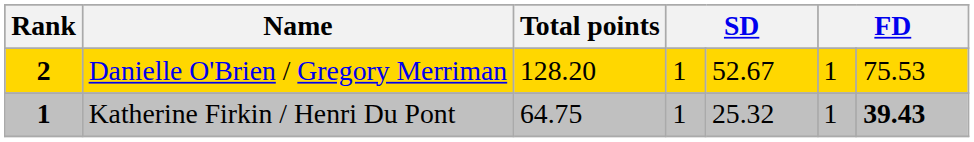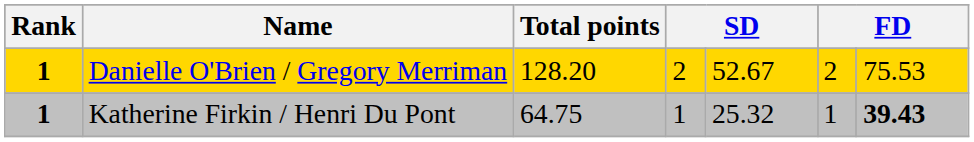(44, 70) 2 -> (44, 70) 1
(679, 70) 1 -> (679, 70) 2
(831, 70) 1 -> (831, 70) 2
